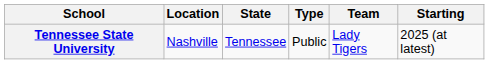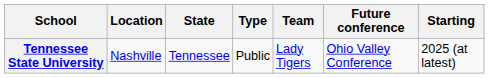+ column: (371, 21)
